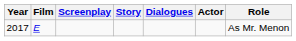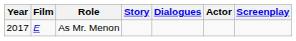columns swapped: (85, 12) <-> (259, 12)
